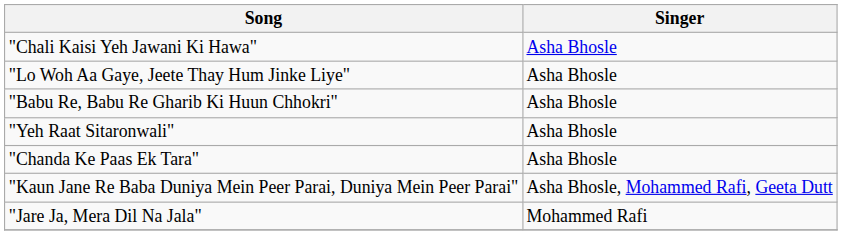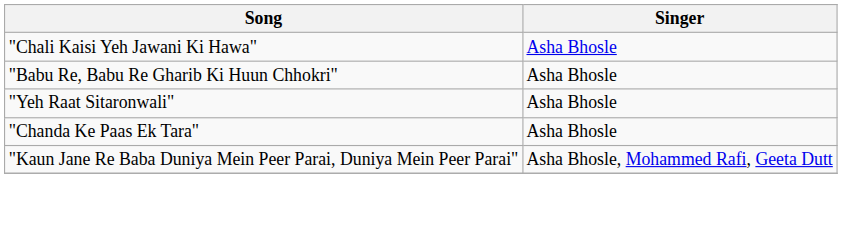- row: (179, 74)
- row: (105, 215)
